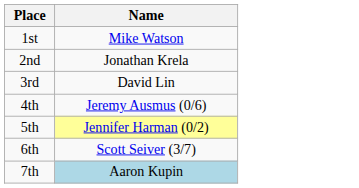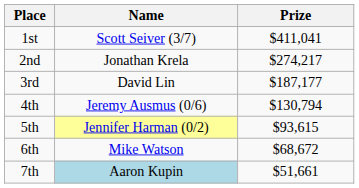+ column: (296, 15)
(146, 37) Mike Watson -> (146, 37) Scott Seiver (3/7)
(146, 149) Scott Seiver (3/7) -> (146, 149) Mike Watson
